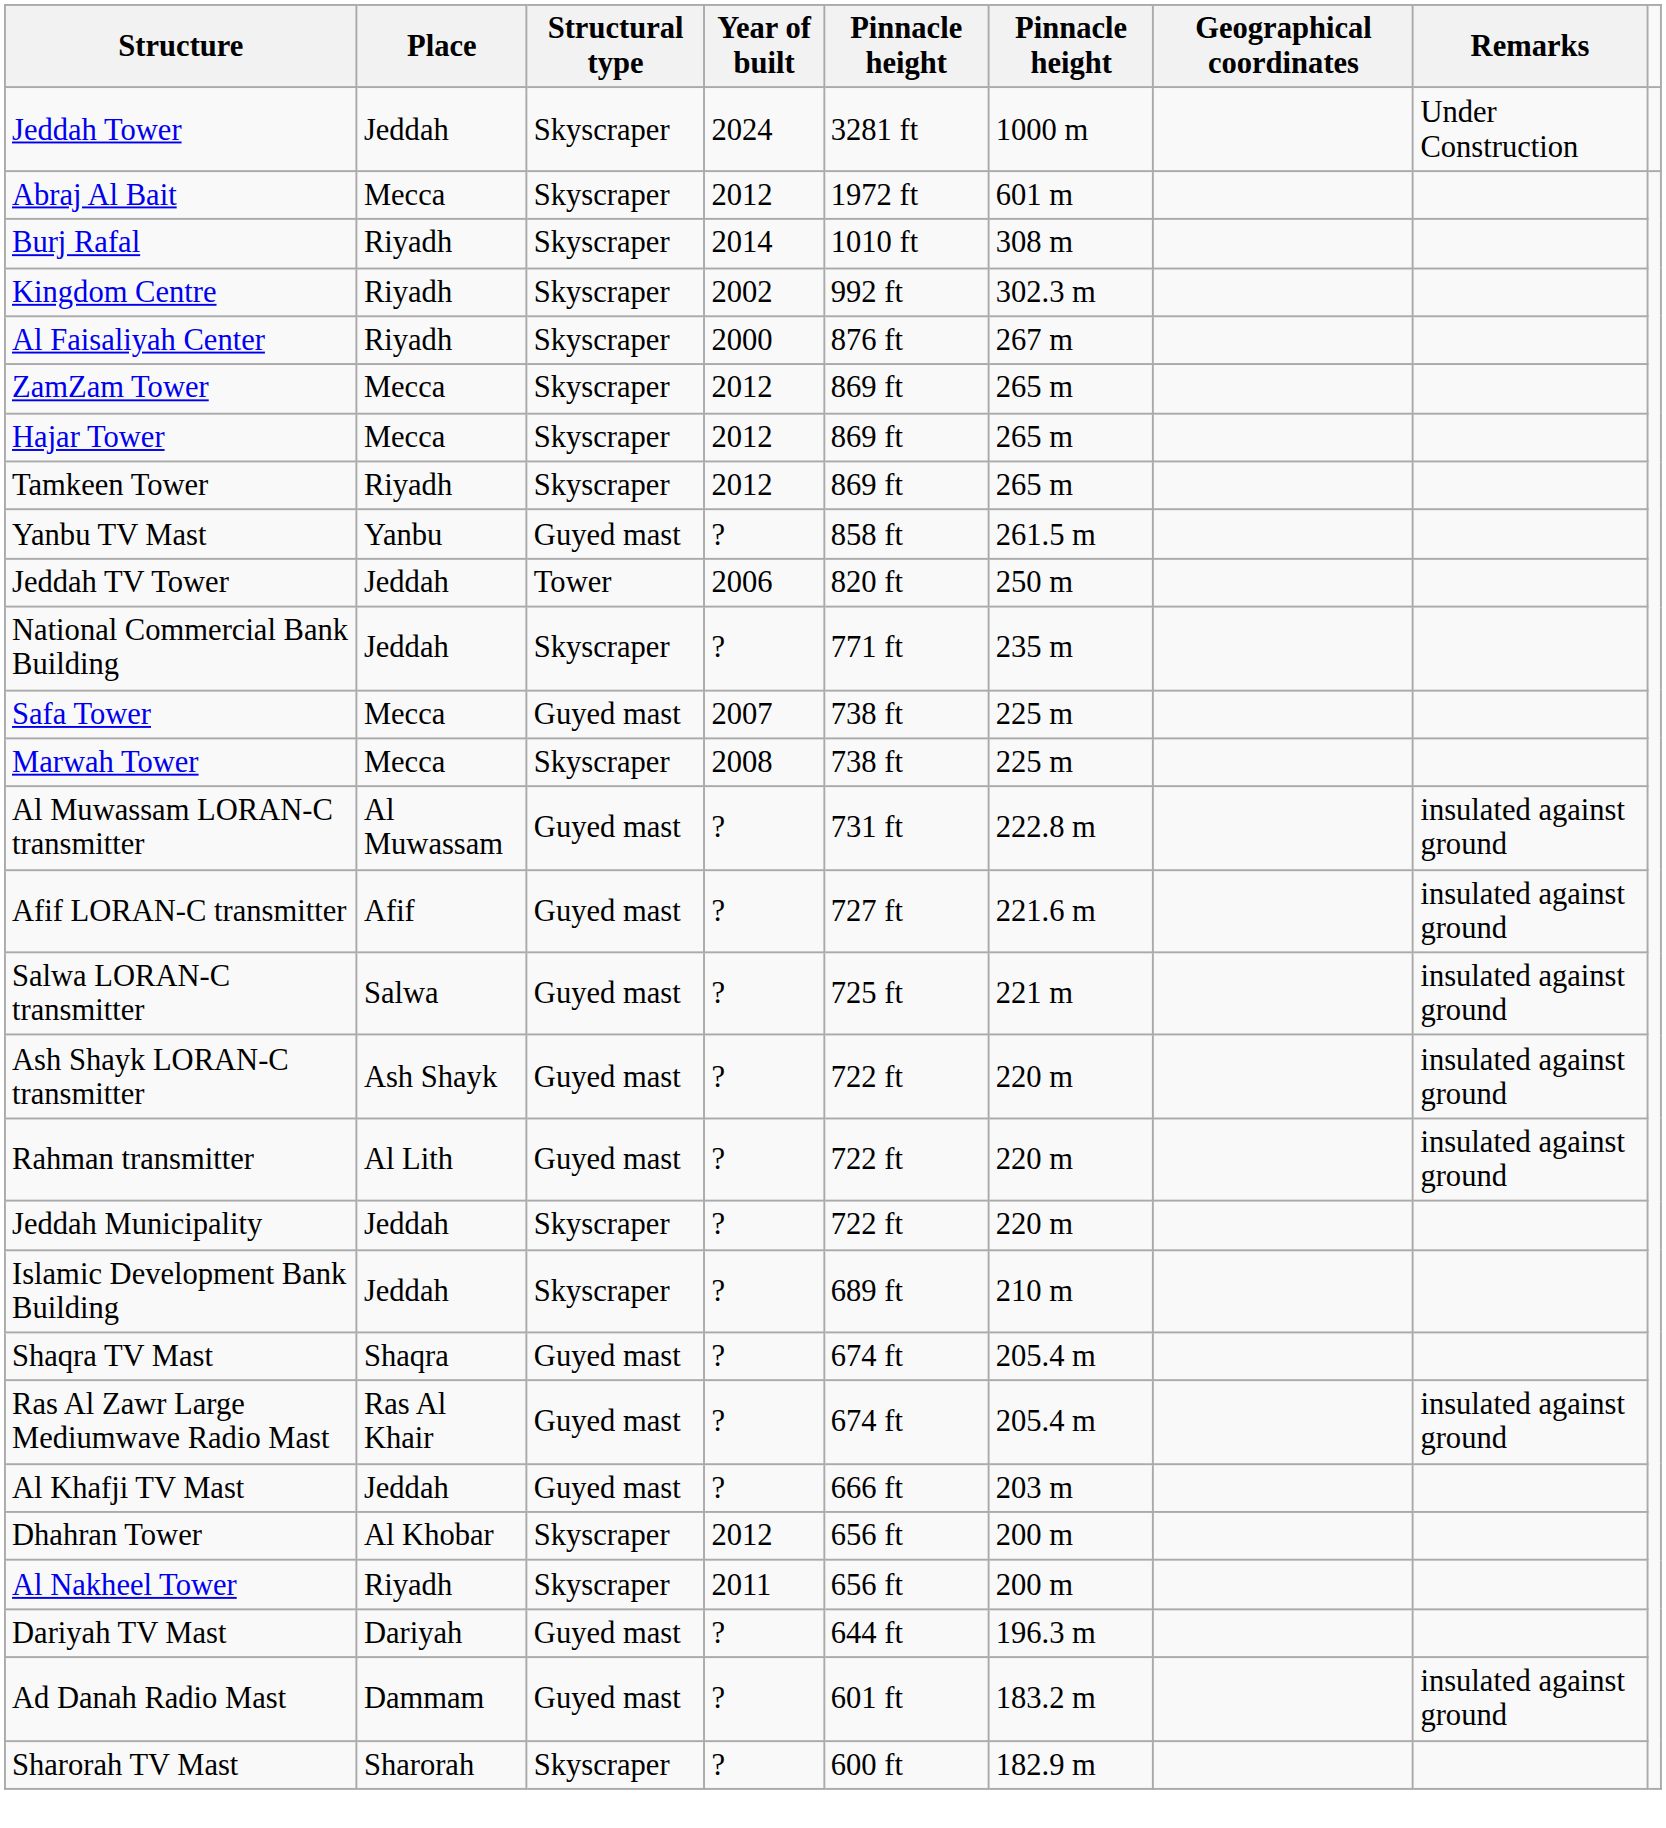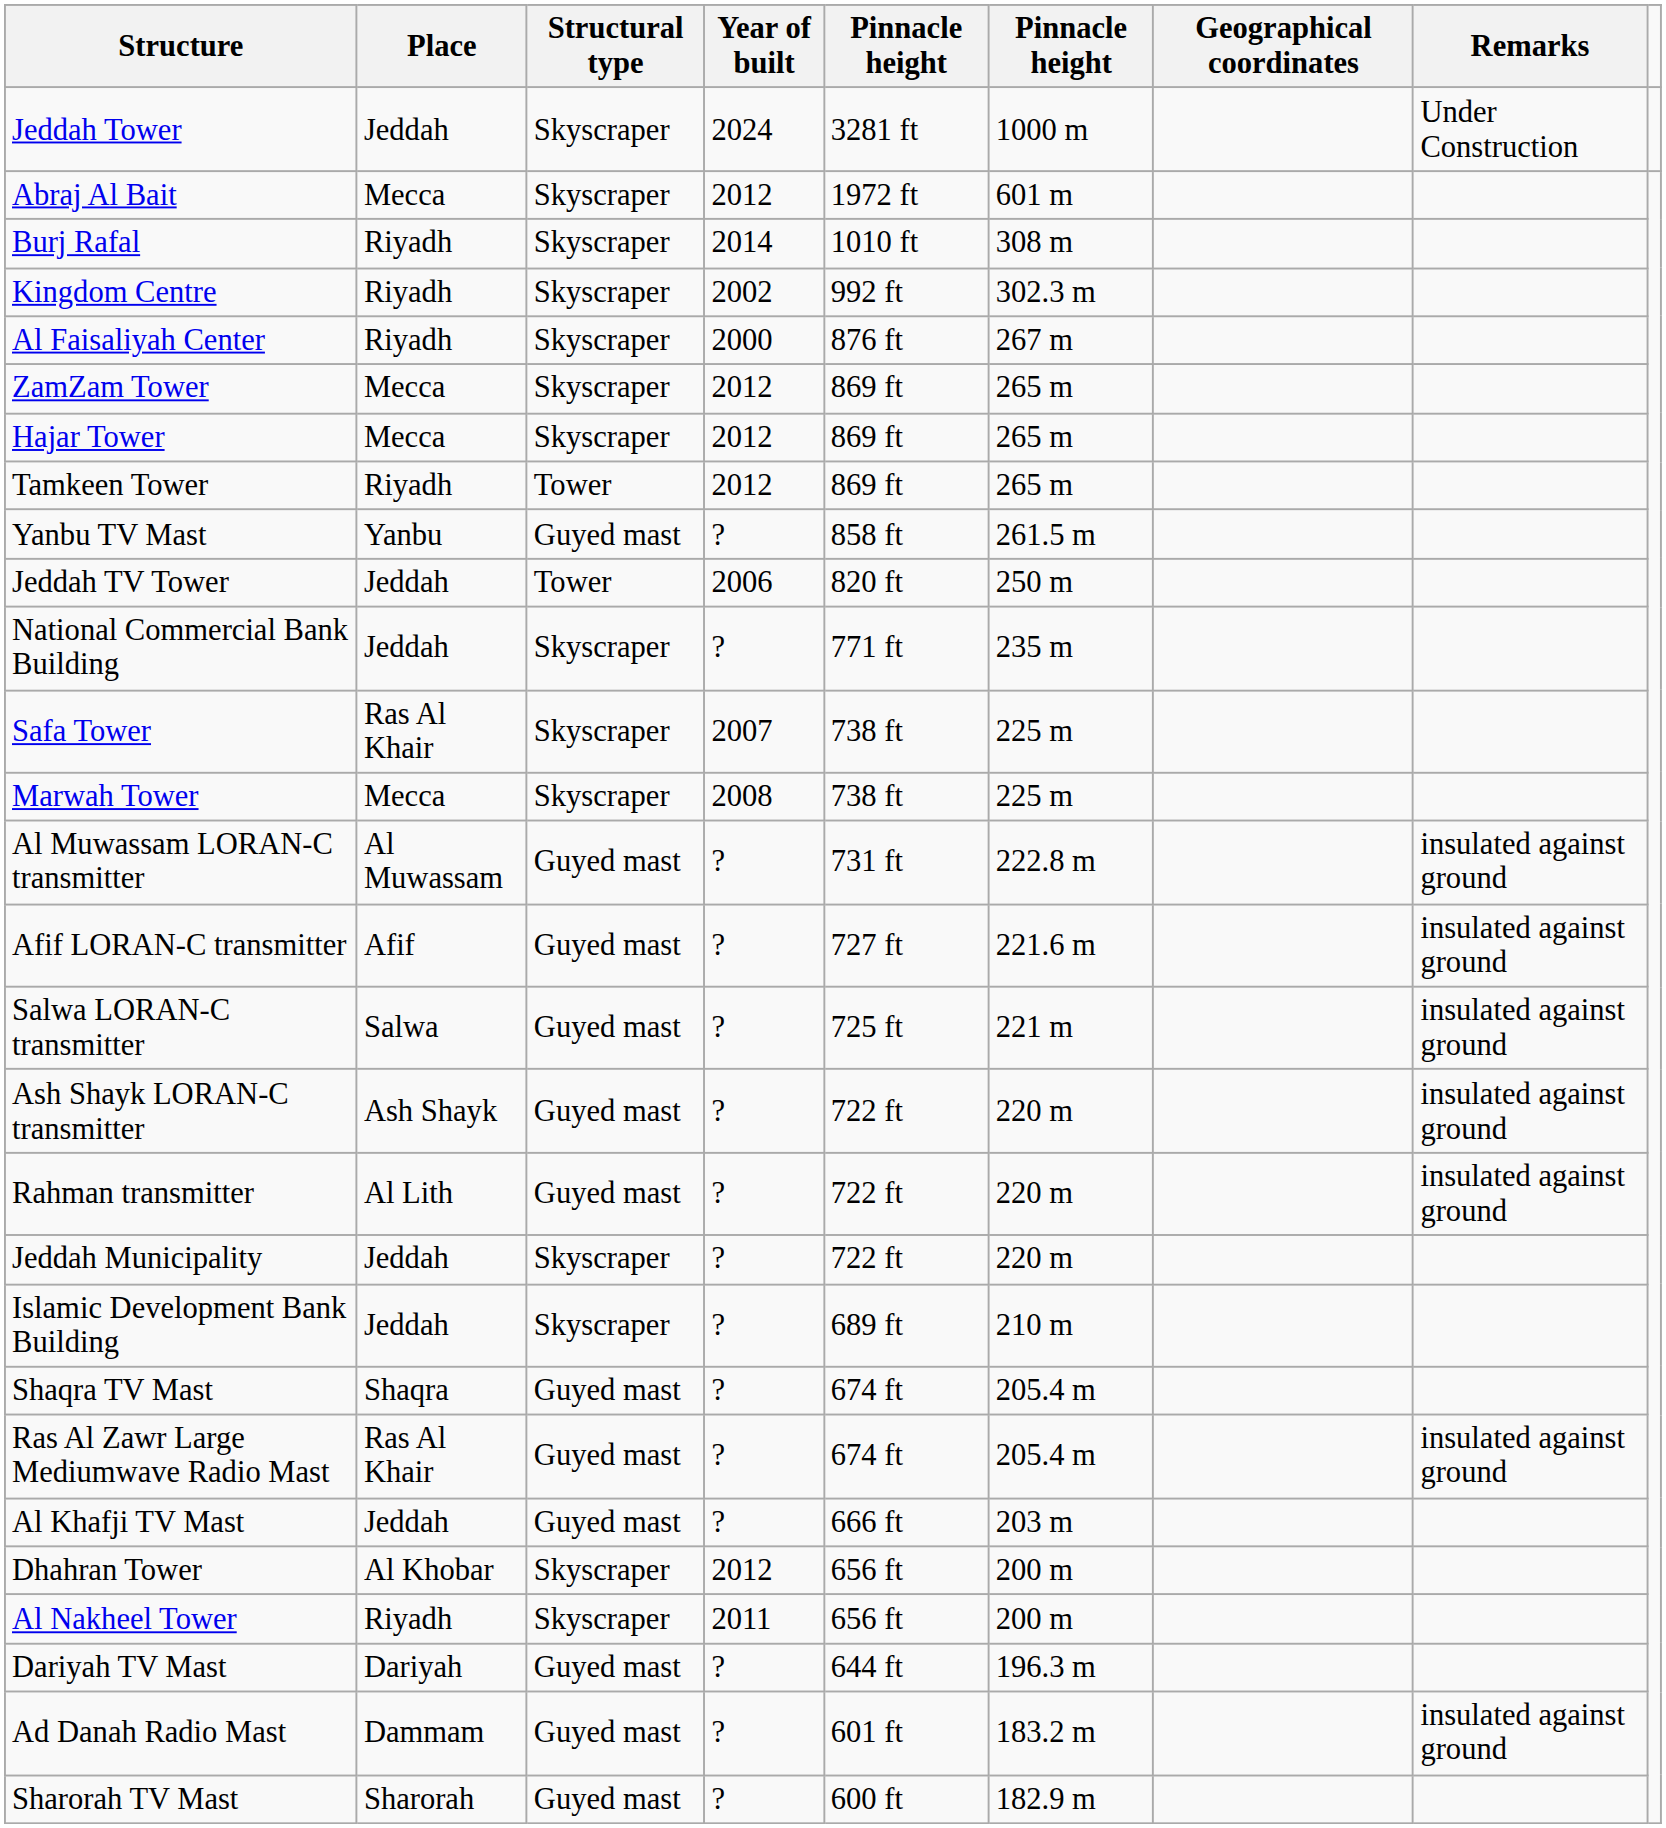(602, 485) Skyscraper -> (573, 485) Tower
(405, 713) Mecca -> (405, 730) Ras Al Khair
(607, 713) Guyed mast -> (602, 730) Skyscraper
(602, 1763) Skyscraper -> (607, 1798) Guyed mast
